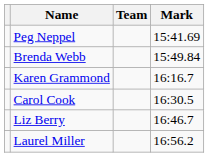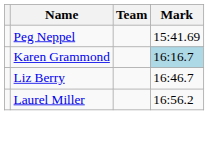- row: (50, 57)
(173, 78) no background -> (173, 57) lightblue background
- row: (44, 99)
